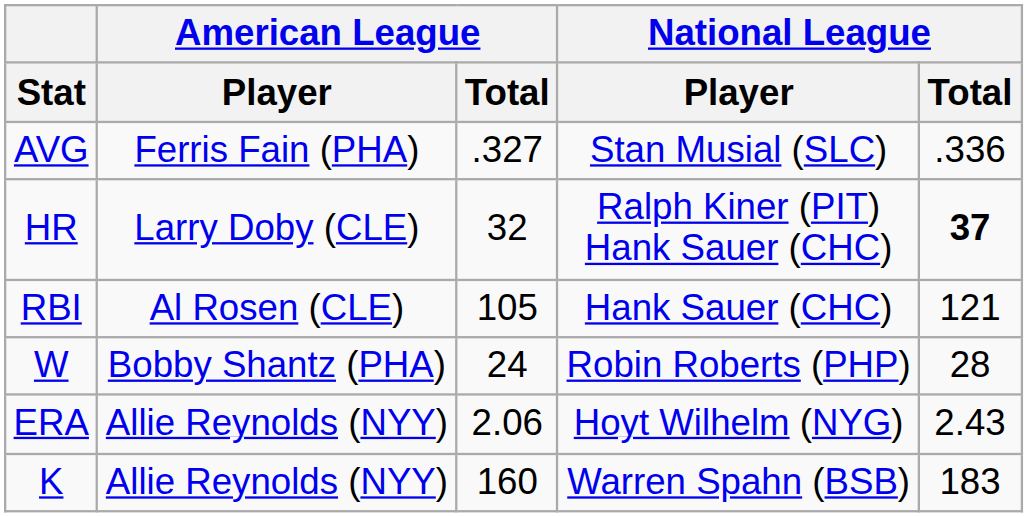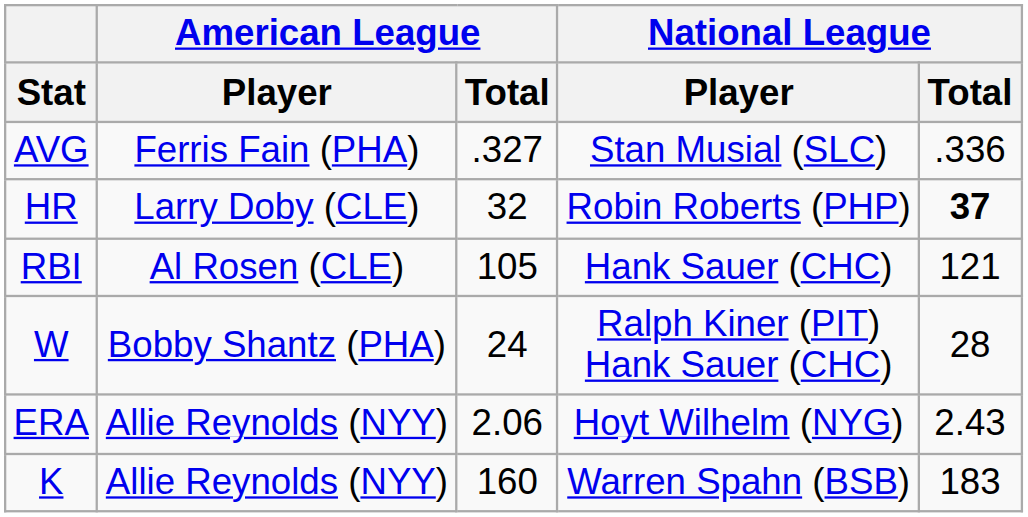(739, 228) Ralph Kiner (PIT) Hank Sauer (CHC) -> (739, 207) Robin Roberts (PHP)
(739, 365) Robin Roberts (PHP) -> (739, 344) Ralph Kiner (PIT) Hank Sauer (CHC)
